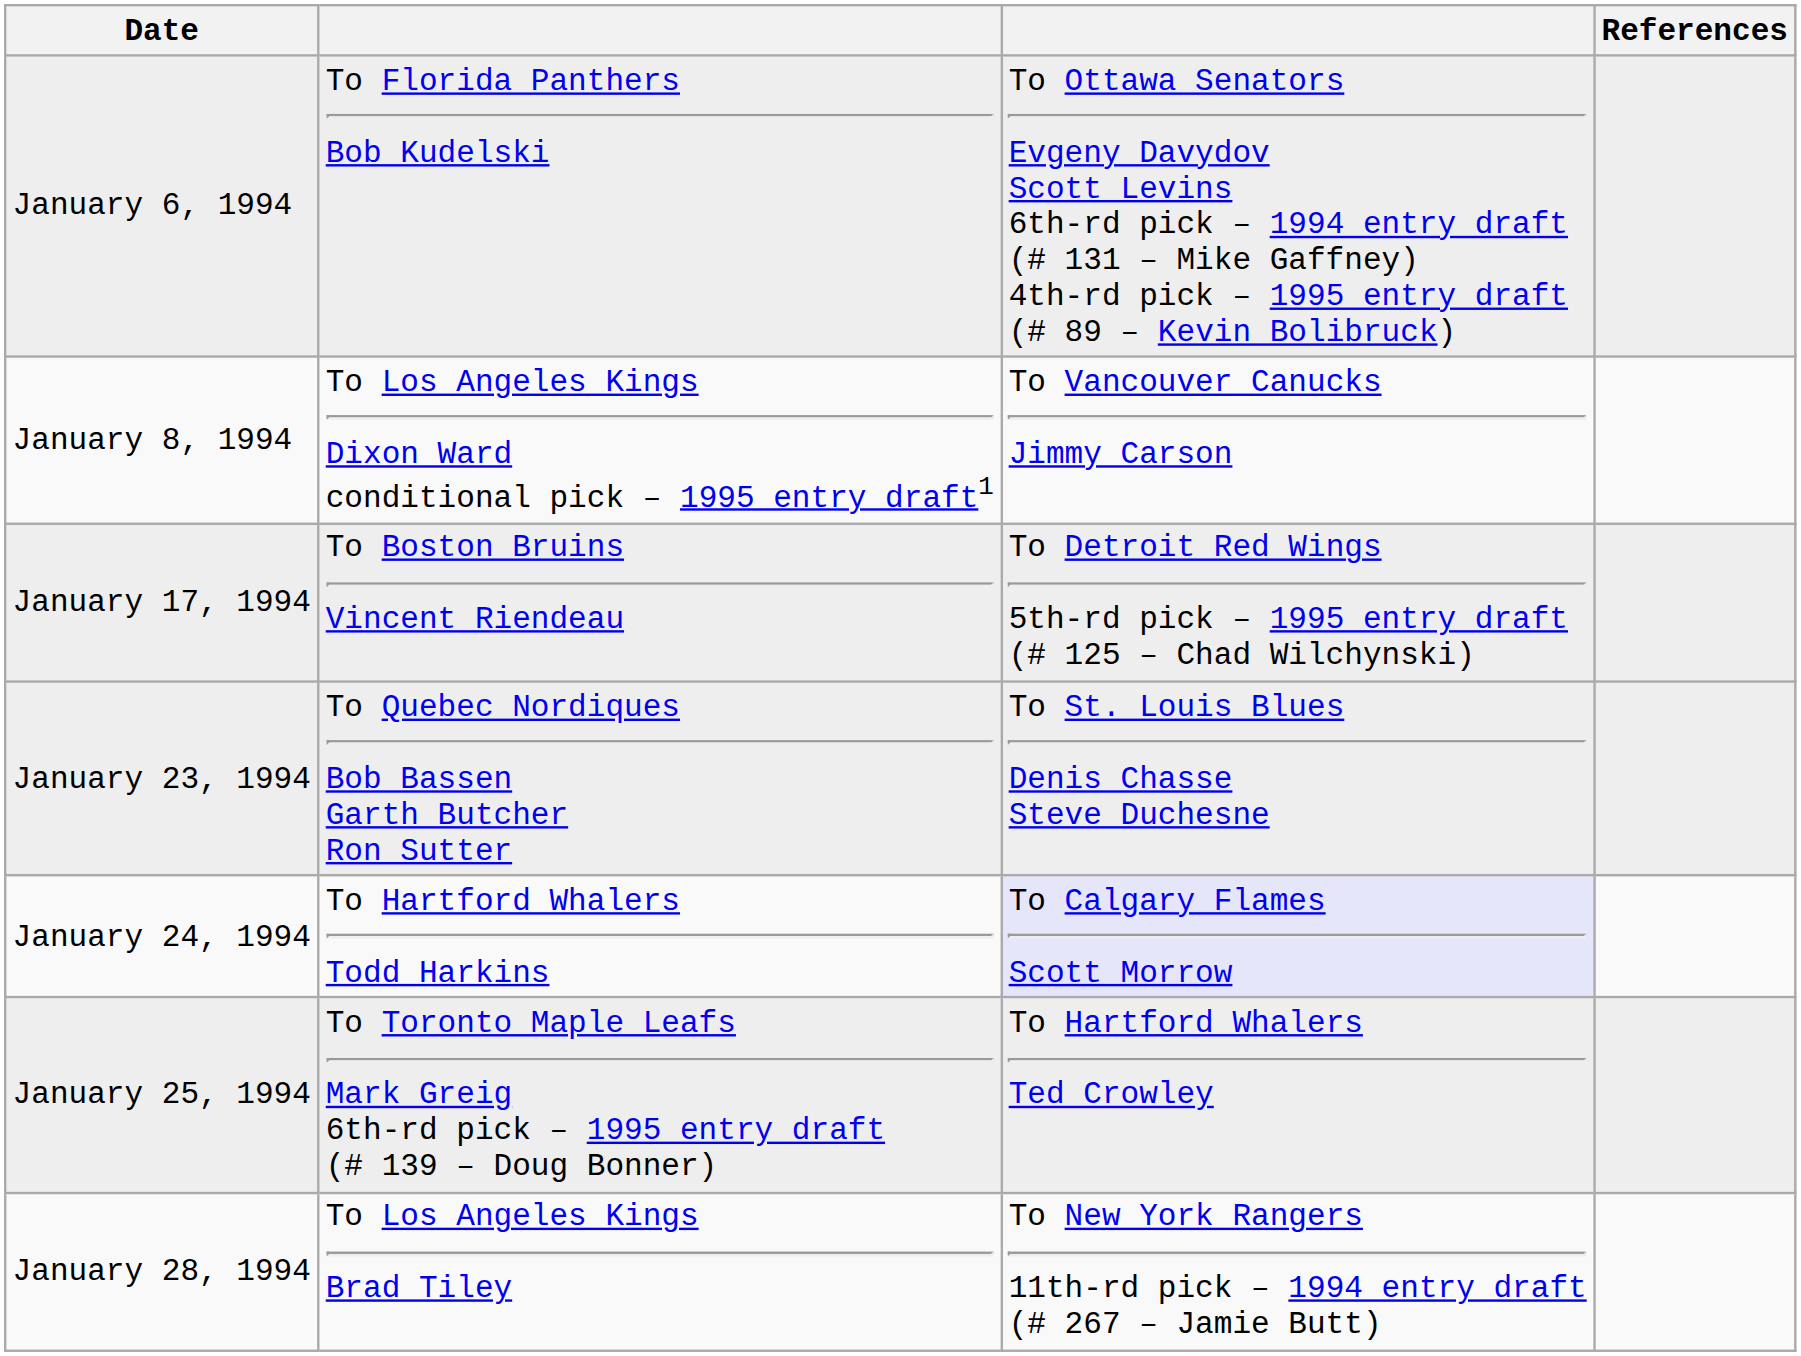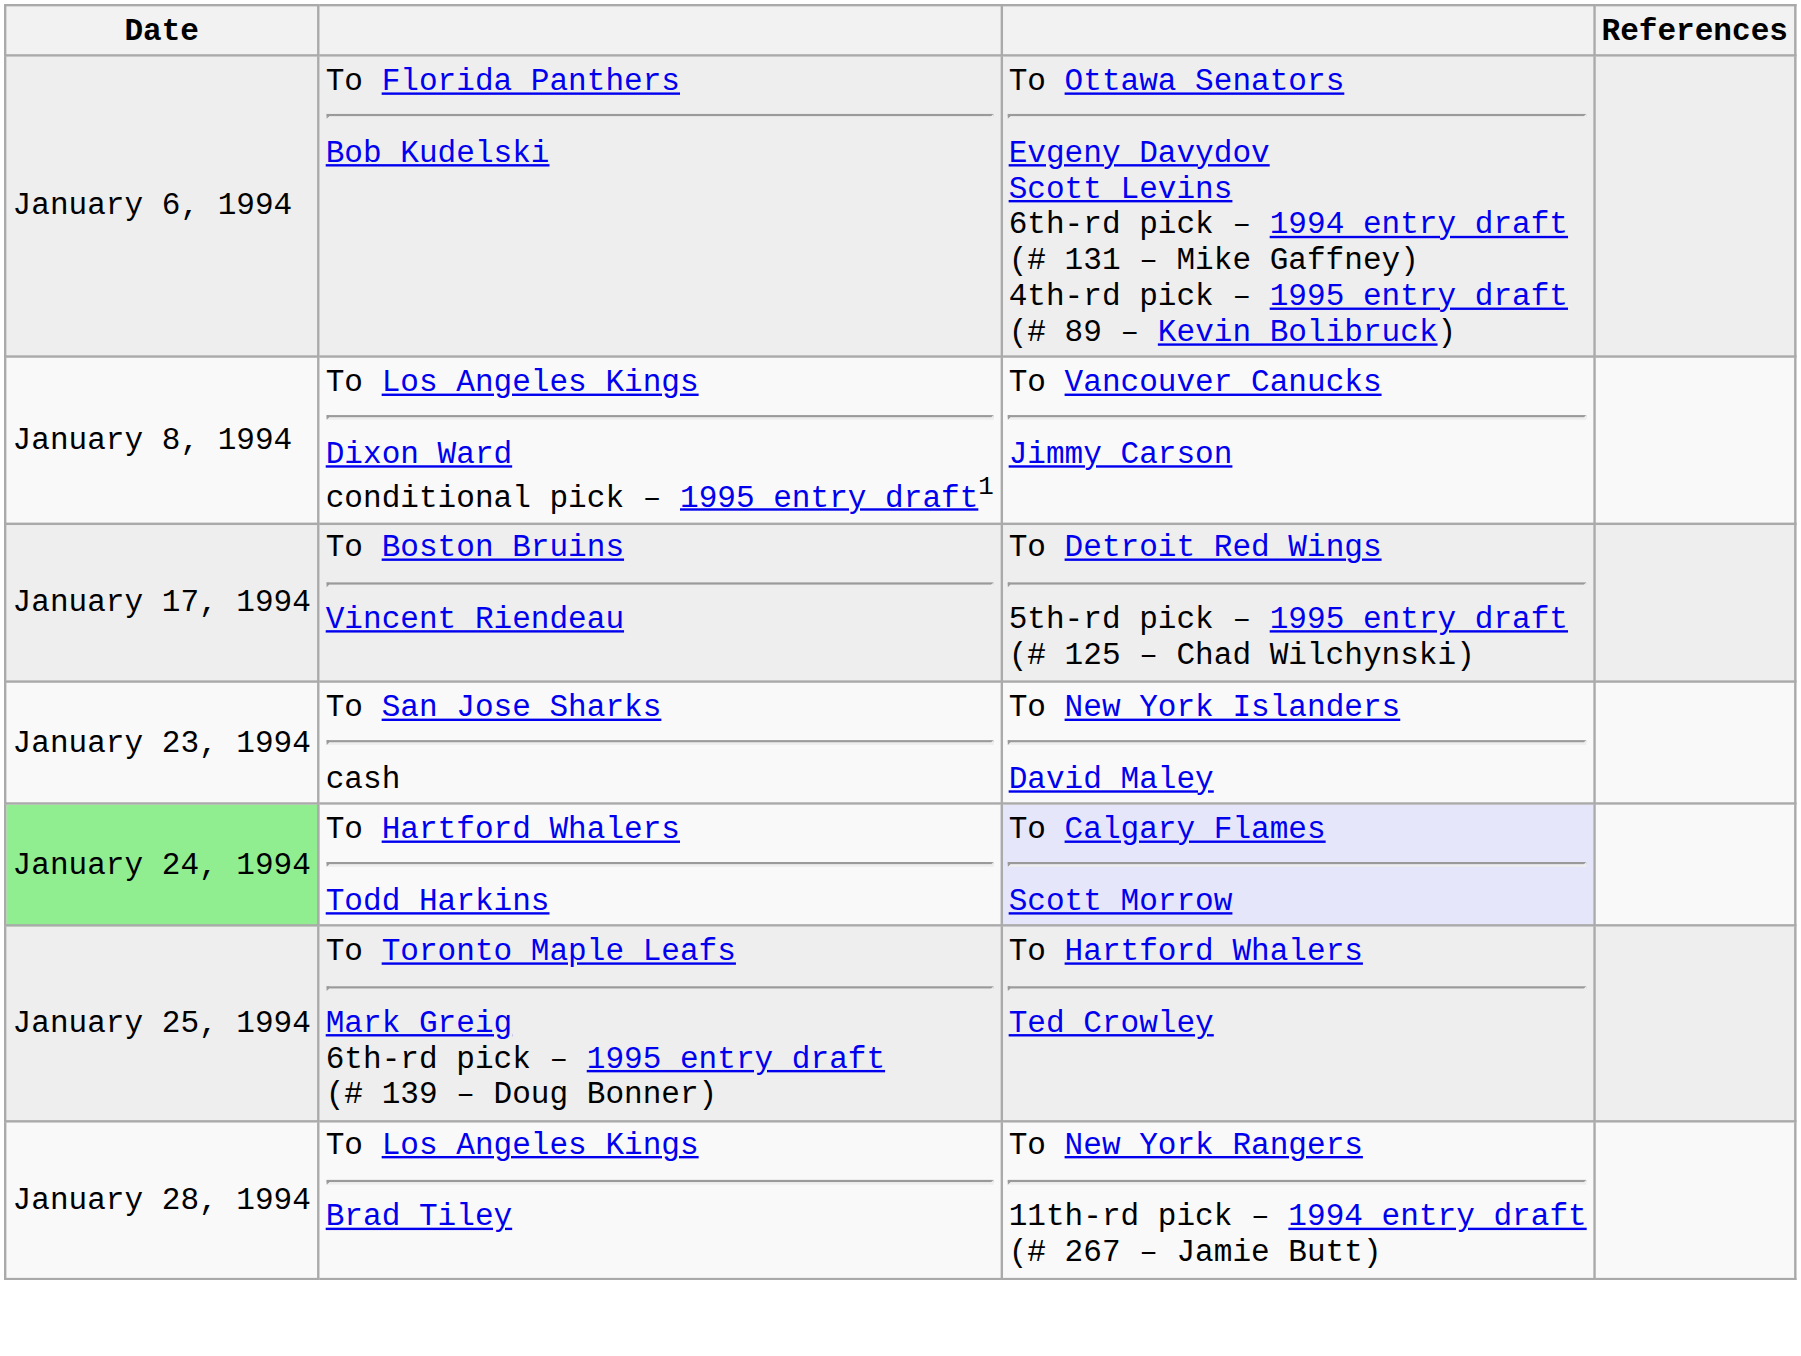+ row: (660, 743)
- row: (660, 779)
(162, 937) no background -> (162, 865) lightgreen background
